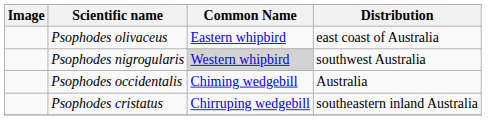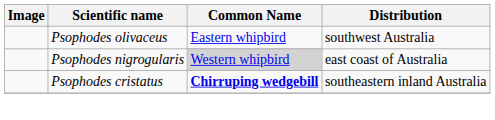(378, 37) east coast of Australia -> (380, 37) southwest Australia
(371, 59) southwest Australia -> (386, 59) east coast of Australia
- row: (117, 81)
(250, 103) normal -> (254, 81) bold
